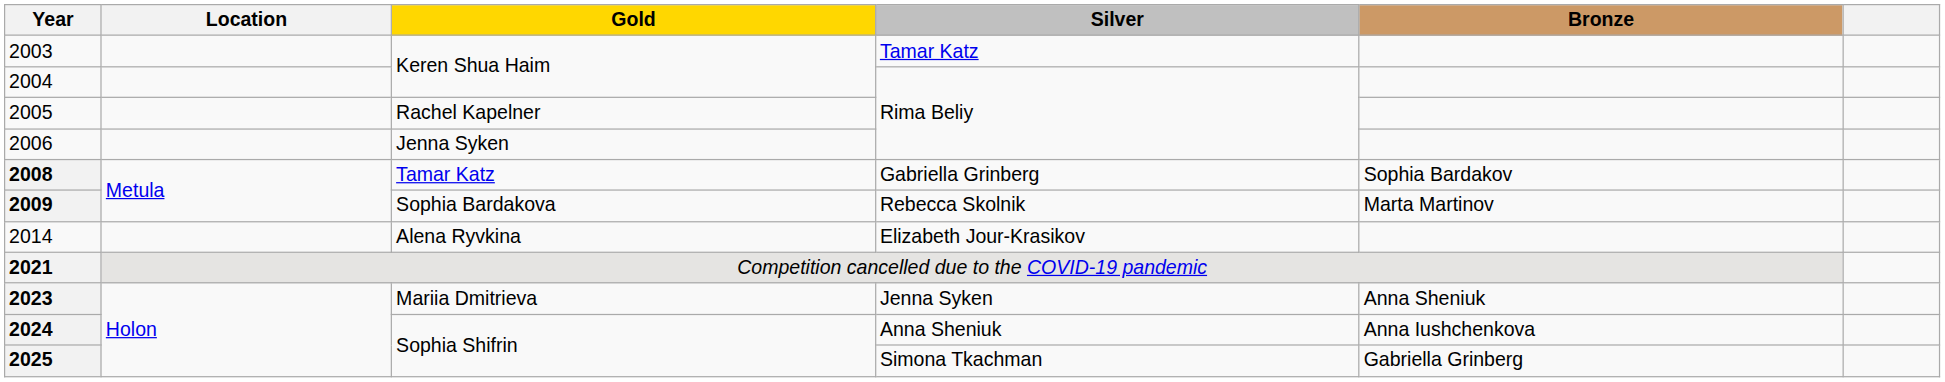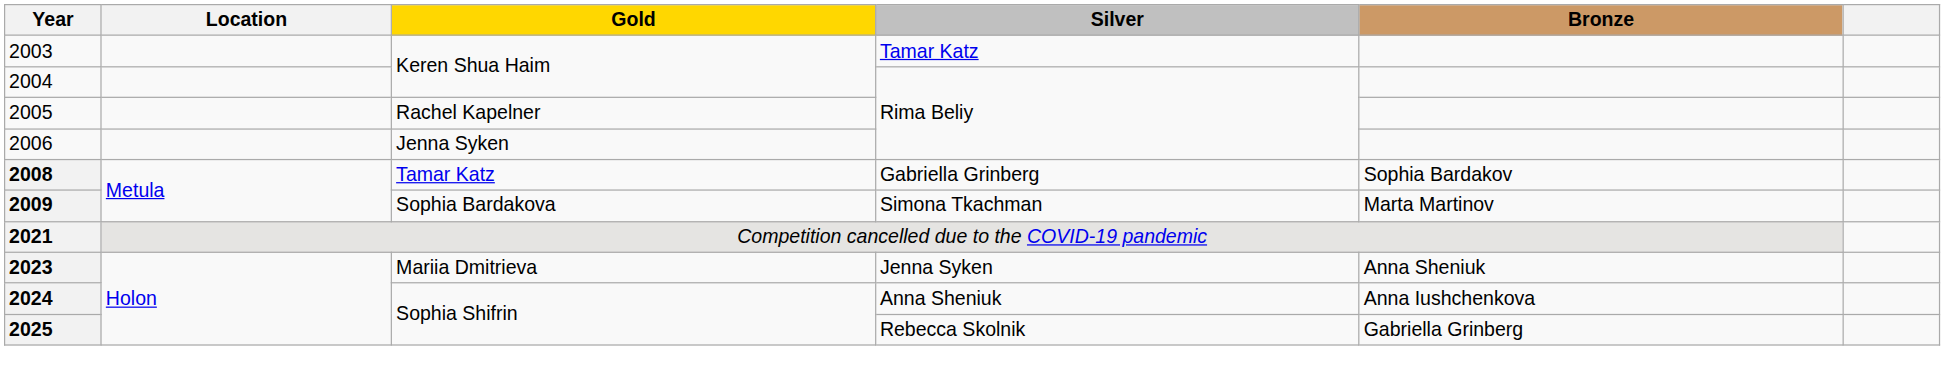(953, 205) Rebecca Skolnik -> (961, 205) Simona Tkachman
- row: (31, 236)
(961, 360) Simona Tkachman -> (953, 329) Rebecca Skolnik
